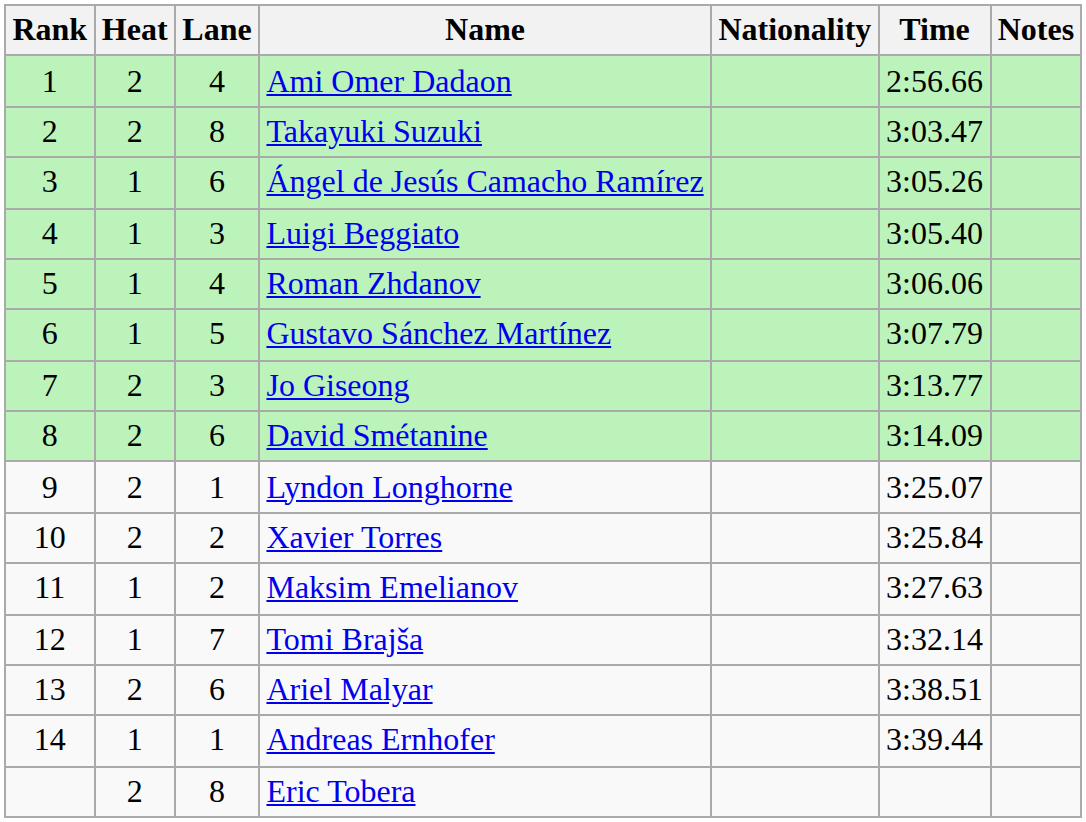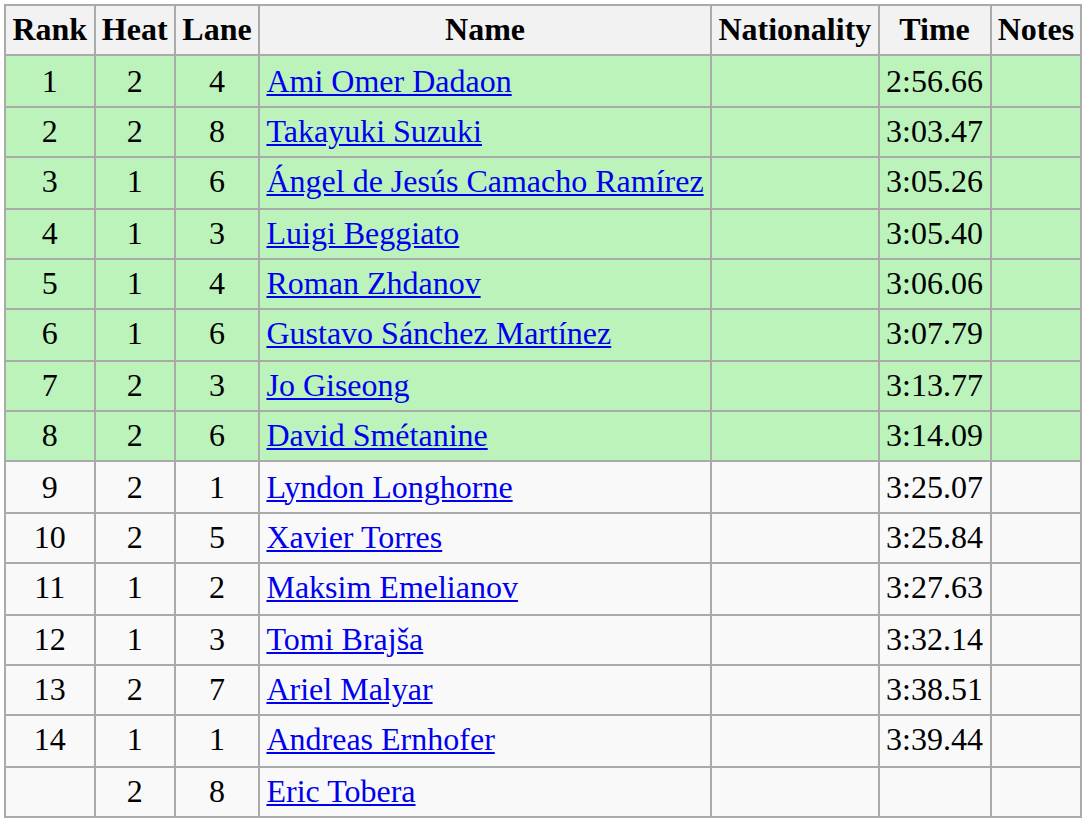(217, 334) 5 -> (217, 334) 6
(217, 537) 2 -> (217, 537) 5
(217, 638) 7 -> (217, 638) 3
(217, 689) 6 -> (217, 689) 7
